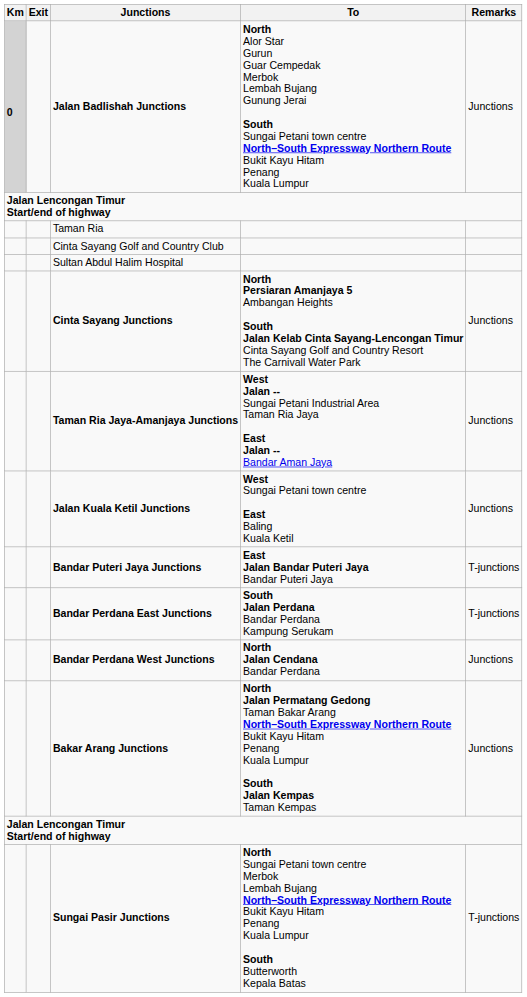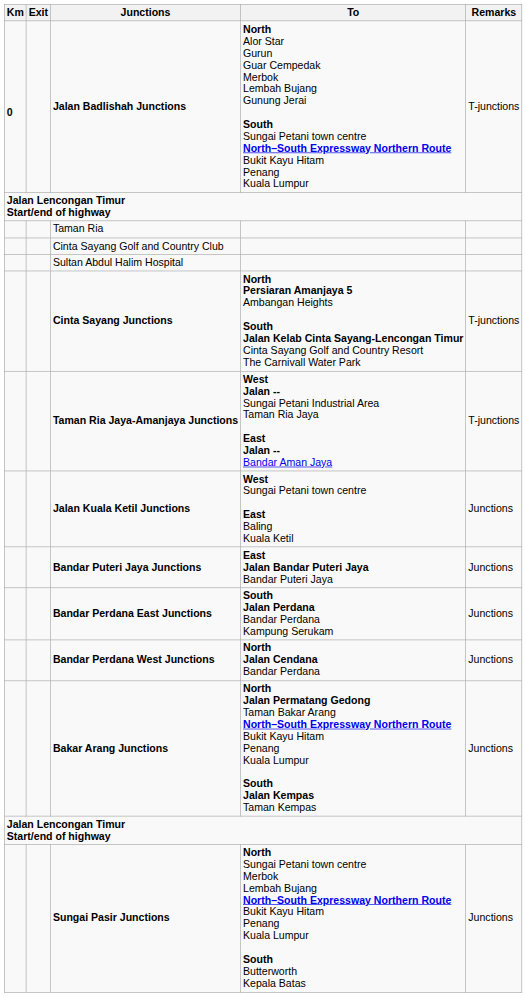(10, 112) lightgrey background -> (10, 112) no background
(491, 106) Junctions -> (494, 106) T-junctions
(491, 321) Junctions -> (494, 321) T-junctions
(491, 421) Junctions -> (494, 421) T-junctions
(494, 567) T-junctions -> (491, 567) Junctions
(494, 613) T-junctions -> (491, 613) Junctions
(494, 918) T-junctions -> (491, 918) Junctions
